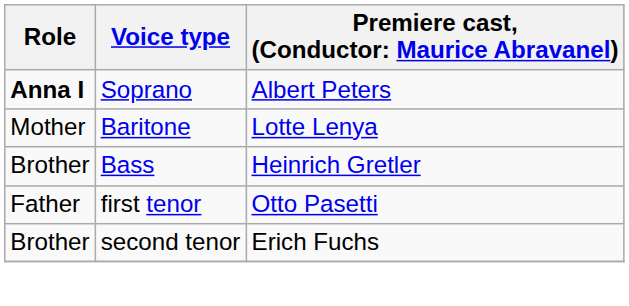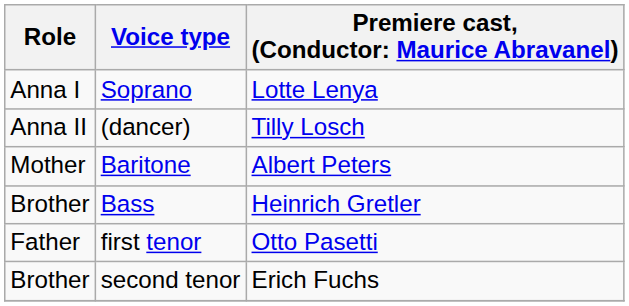(47, 89) bold -> (45, 89) normal
(321, 89) Albert Peters -> (315, 89) Lotte Lenya
+ row: (146, 127)
(315, 127) Lotte Lenya -> (321, 165) Albert Peters
